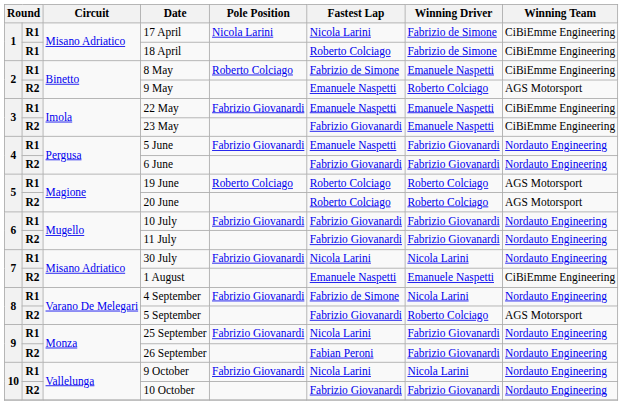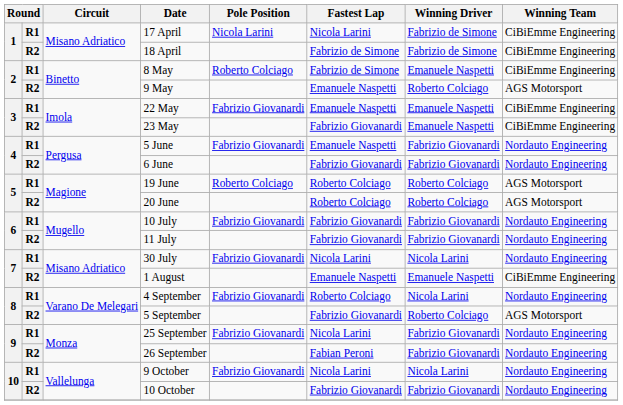(33, 51) R1 -> (33, 51) R2
(350, 51) Roberto Colciago -> (354, 51) Fabrizio de Simone
(354, 296) Fabrizio de Simone -> (350, 296) Roberto Colciago
